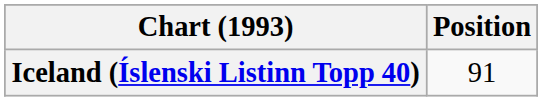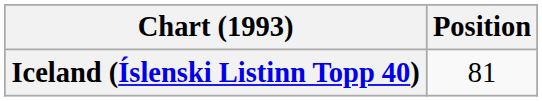(482, 72) 91 -> (482, 72) 81
